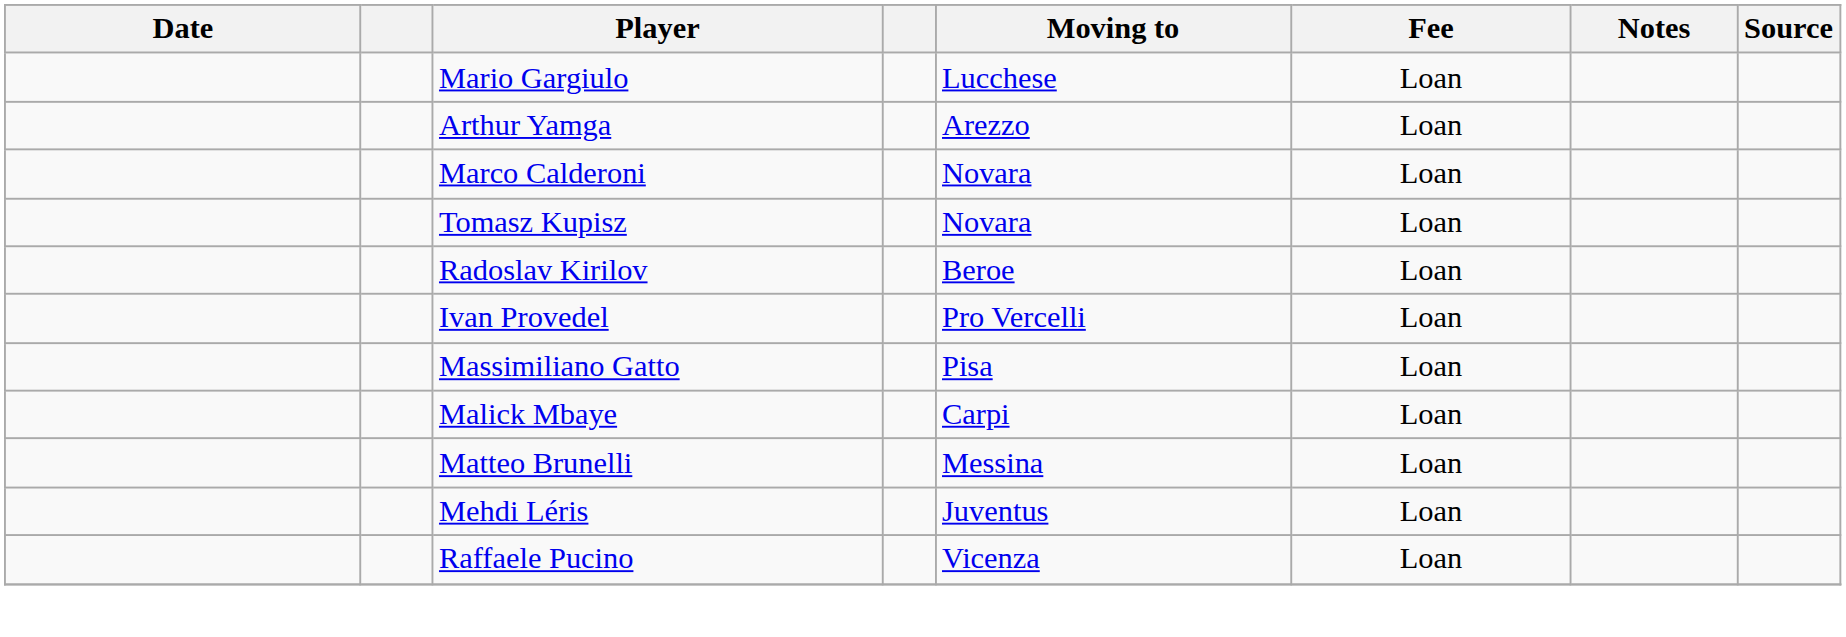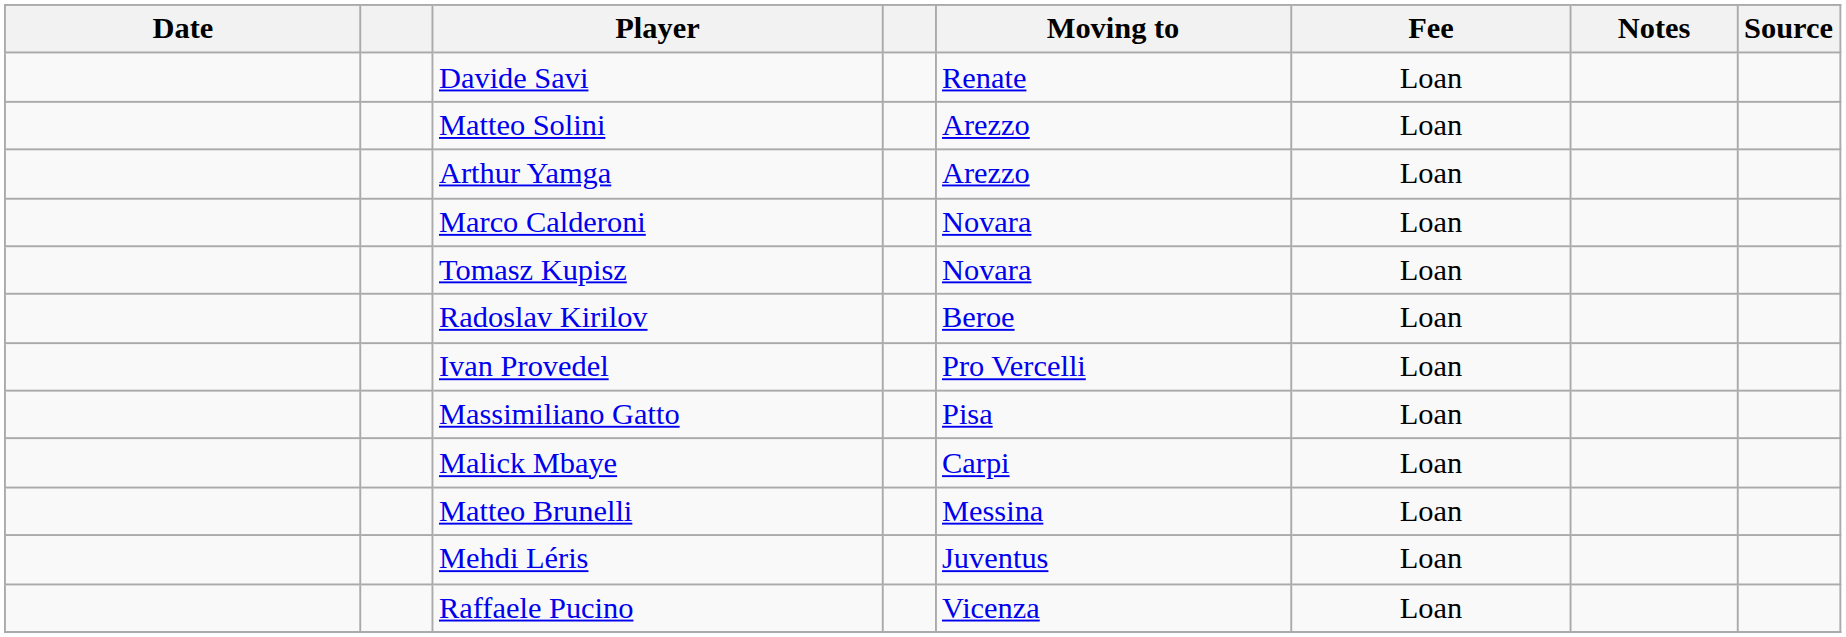- row: (534, 76)
+ row: (514, 76)
+ row: (522, 125)
